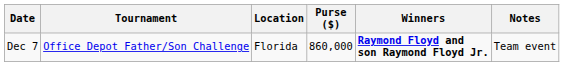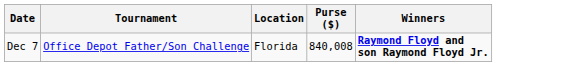- column: (525, 19)
(331, 48) 860,000 -> (331, 48) 840,008
